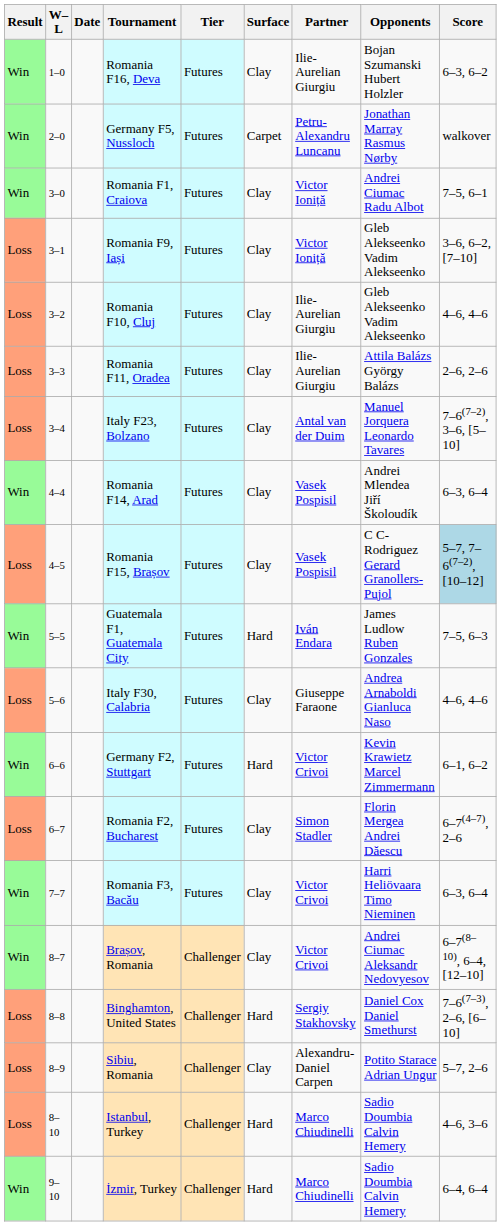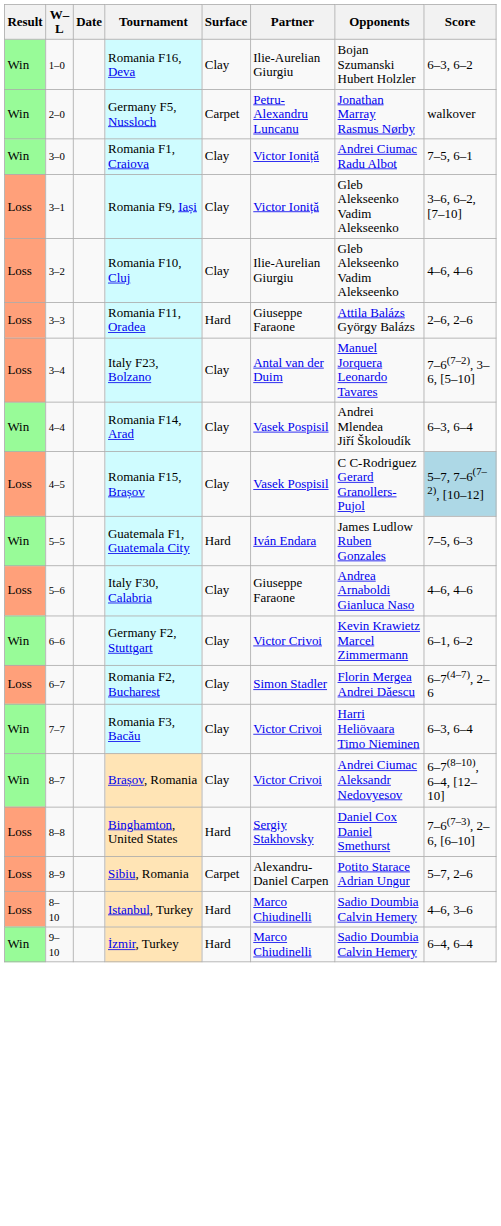- column: (212, 22)
(259, 371) Clay -> (218, 320) Hard
(318, 371) Ilie-Aurelian Giurgiu -> (278, 320) Giuseppe Faraone
(260, 764) Hard -> (217, 640) Clay
(259, 1067) Clay -> (222, 874) Carpet
